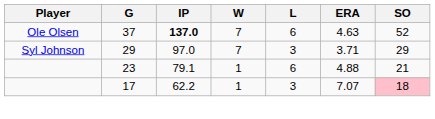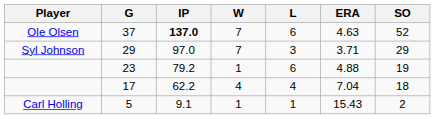(184, 68) 79.1 -> (184, 68) 79.2
(402, 68) 21 -> (402, 68) 19
(238, 86) 1 -> (238, 86) 4
(293, 86) 3 -> (293, 86) 4
(348, 86) 7.07 -> (348, 86) 7.04
(402, 86) pink background -> (402, 86) no background
+ row: (129, 104)
